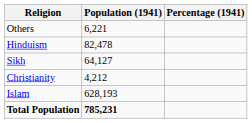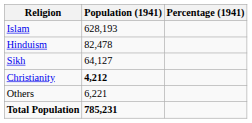rows swapped: (18, 93) <-> (20, 28)
(96, 77) normal -> (96, 77) bold
